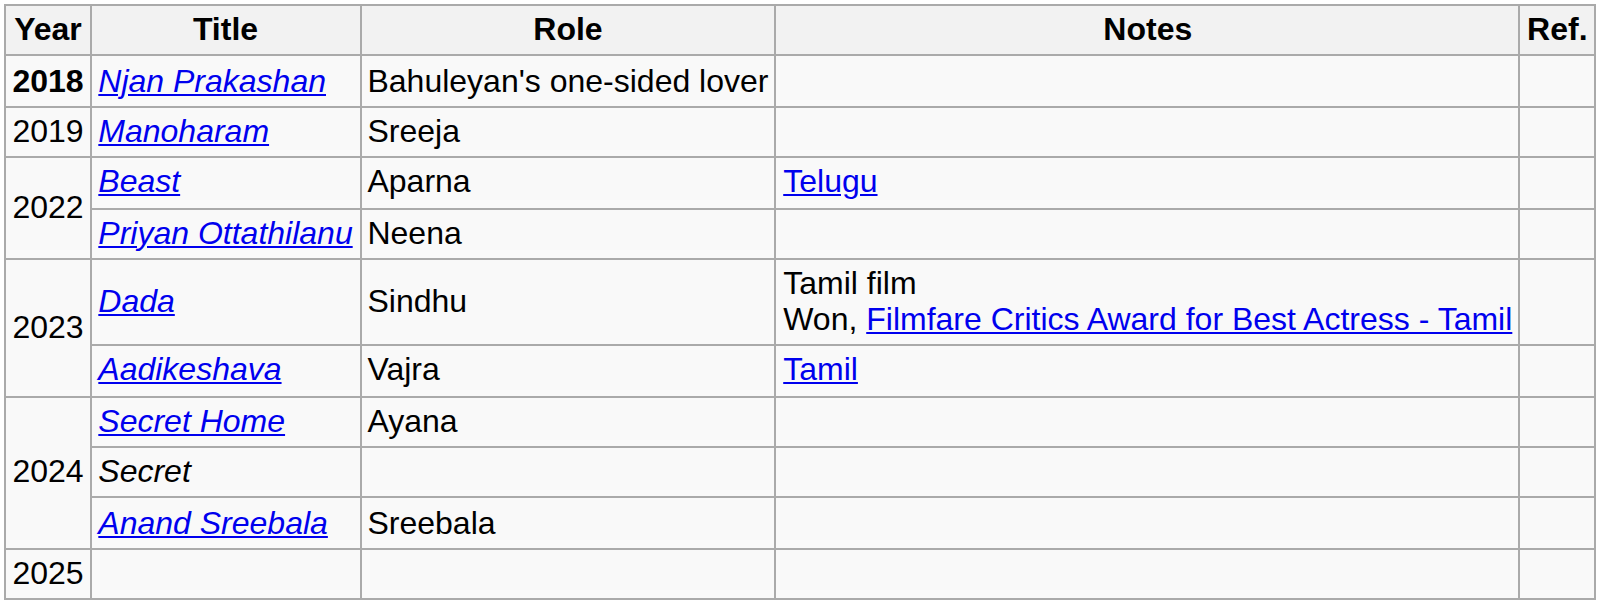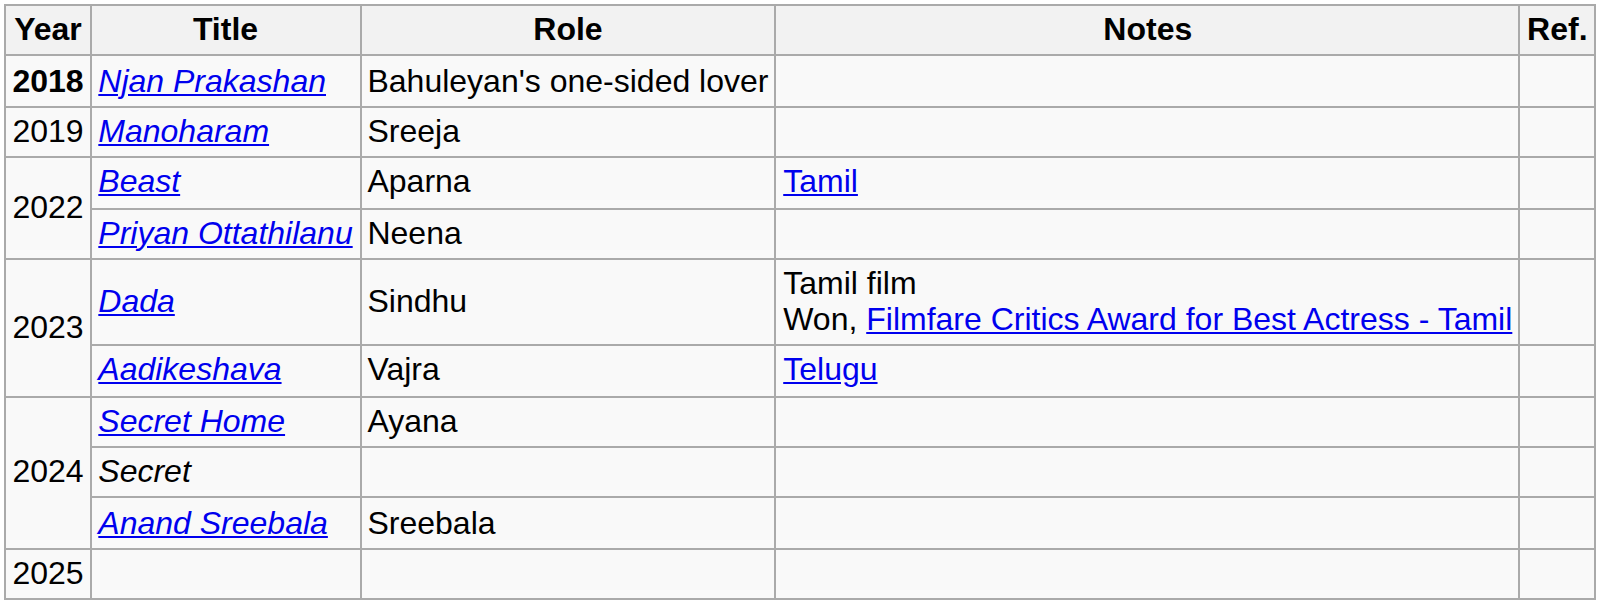(830, 182) Telugu -> (821, 182) Tamil
(821, 370) Tamil -> (830, 370) Telugu
